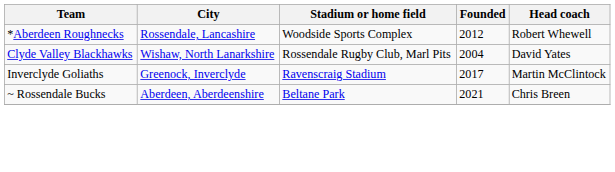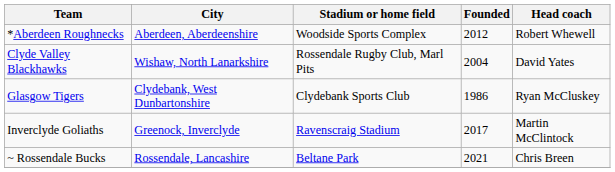(198, 34) Rossendale, Lancashire -> (196, 34) Aberdeen, Aberdeenshire
+ row: (46, 96)
(202, 94) Aberdeen, Aberdeenshire -> (192, 158) Rossendale, Lancashire
